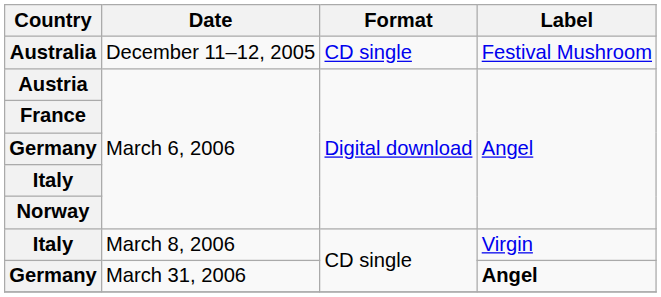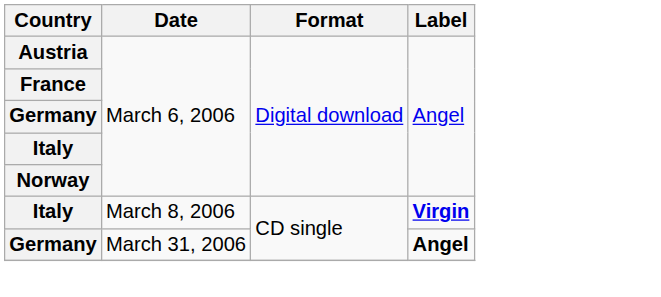- row: (53, 52)
(507, 244) normal -> (441, 212) bold
